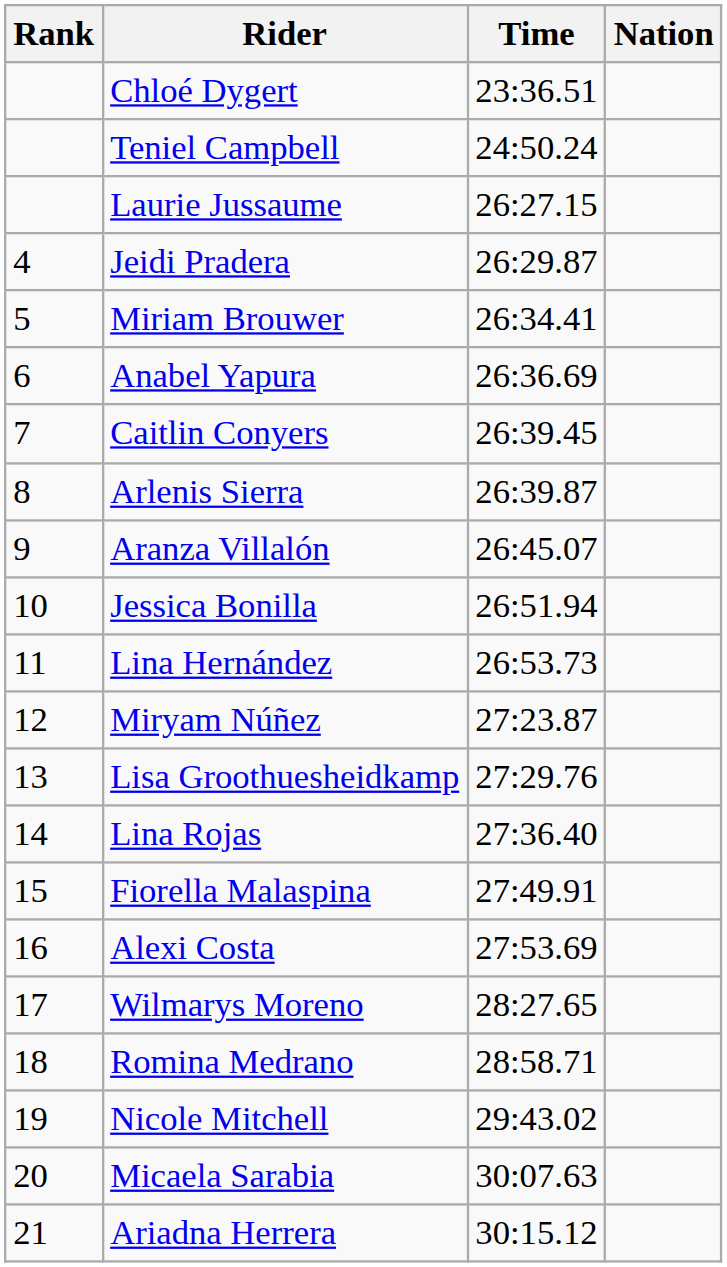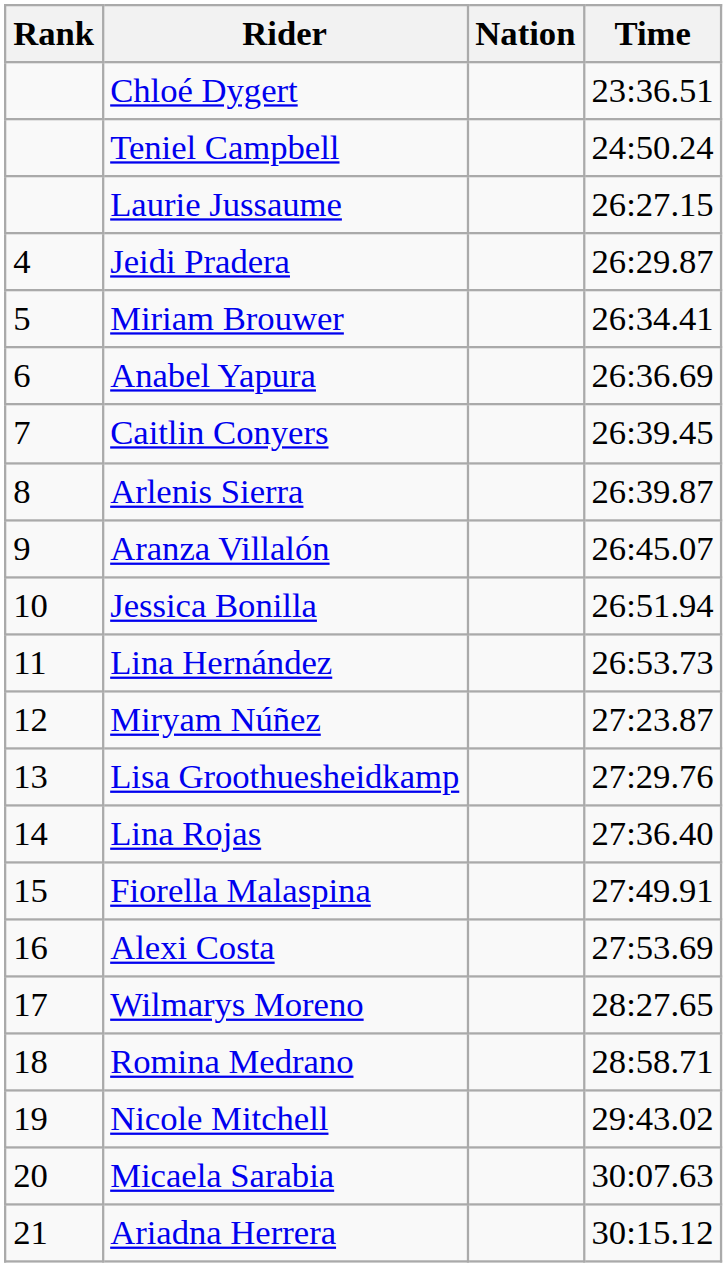columns swapped: (664, 33) <-> (536, 33)
